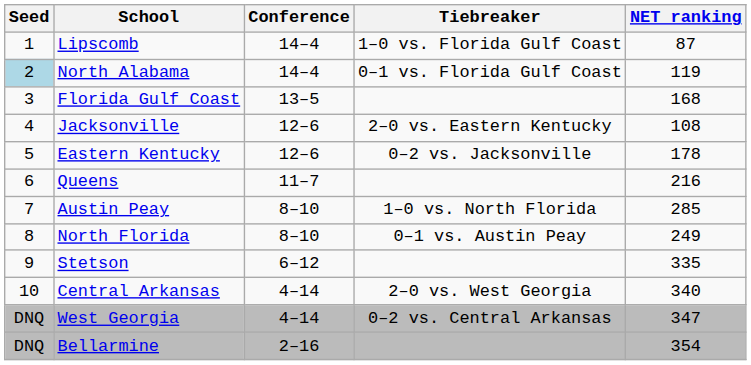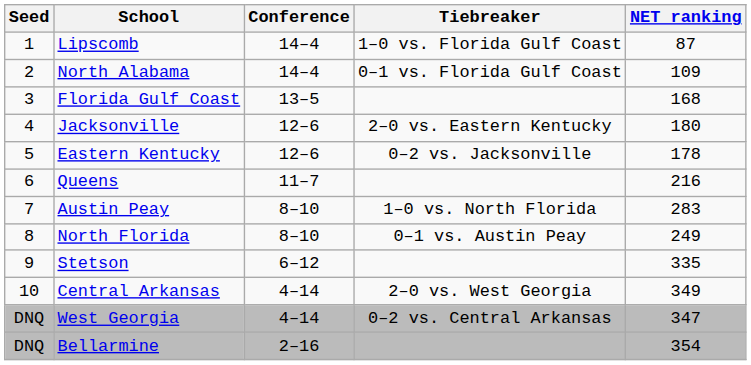(29, 73) lightblue background -> (29, 73) no background
(686, 73) 119 -> (686, 73) 109
(686, 128) 108 -> (686, 128) 180
(686, 210) 285 -> (686, 210) 283
(686, 292) 340 -> (686, 292) 349
